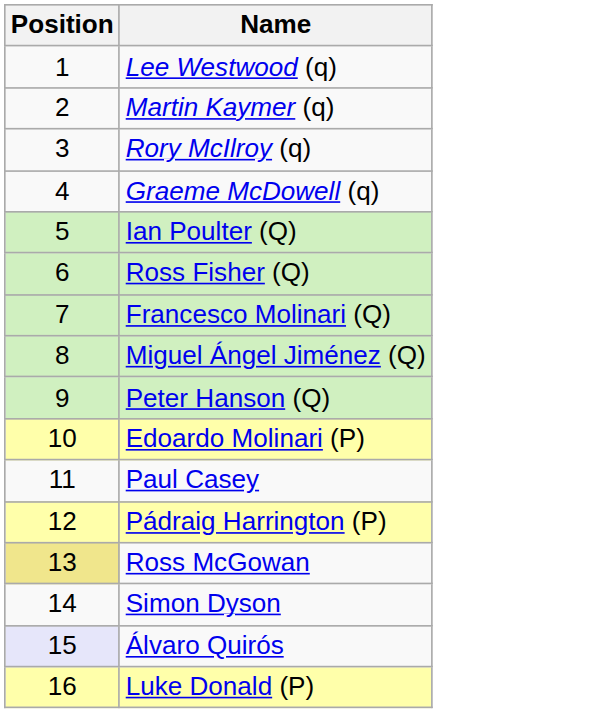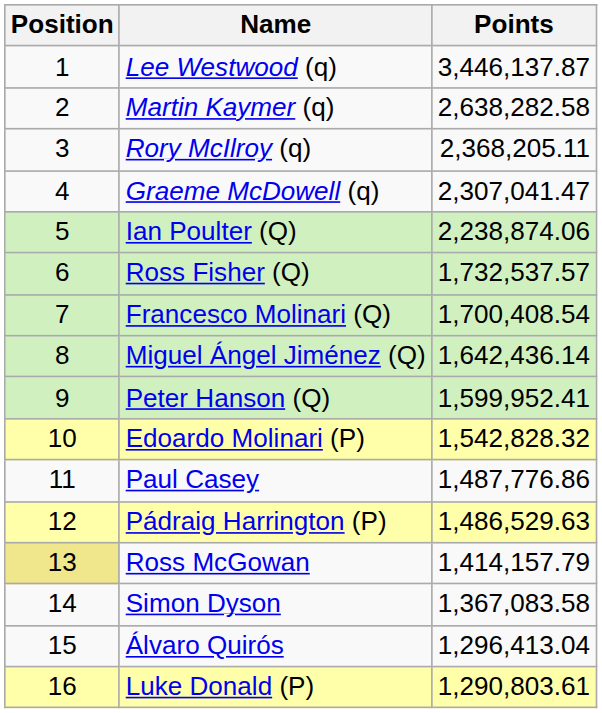+ column: (514, 25)
(62, 645) lavender background -> (62, 645) no background
